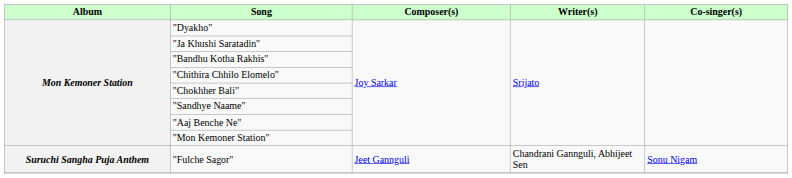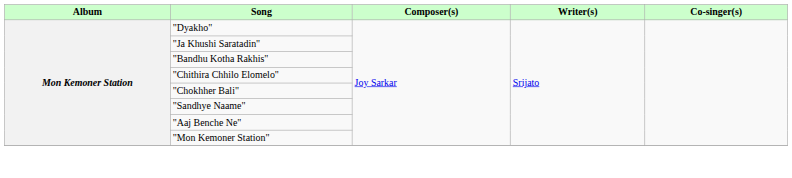- row: (203, 159)
